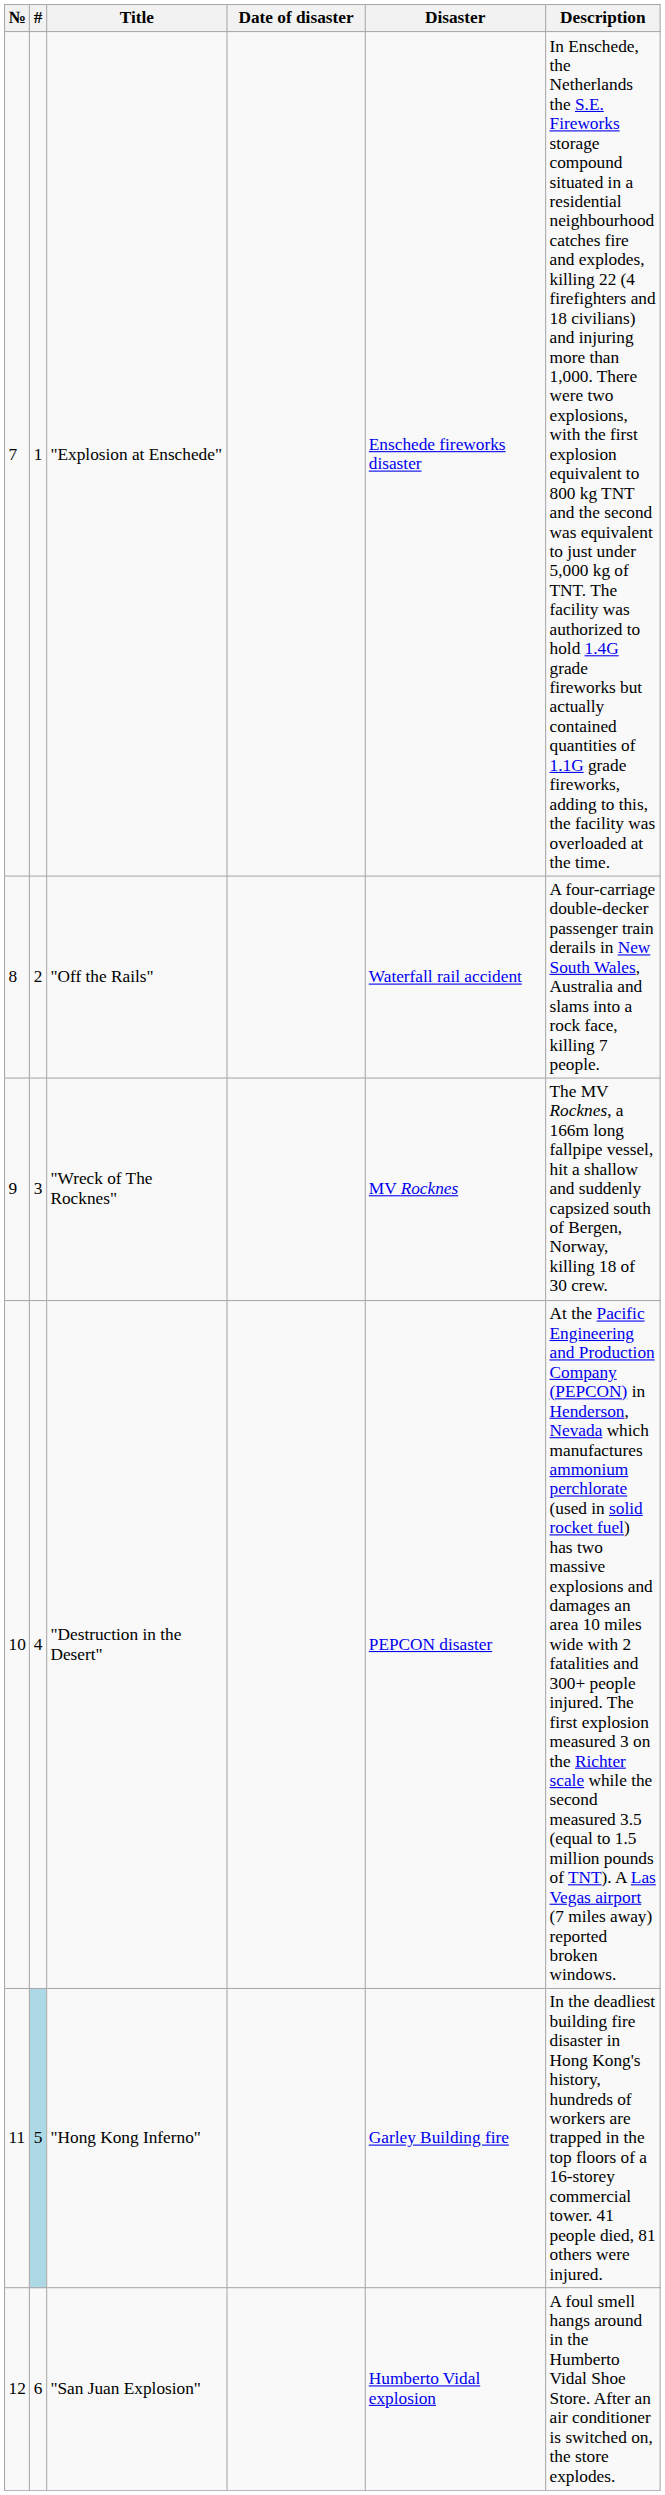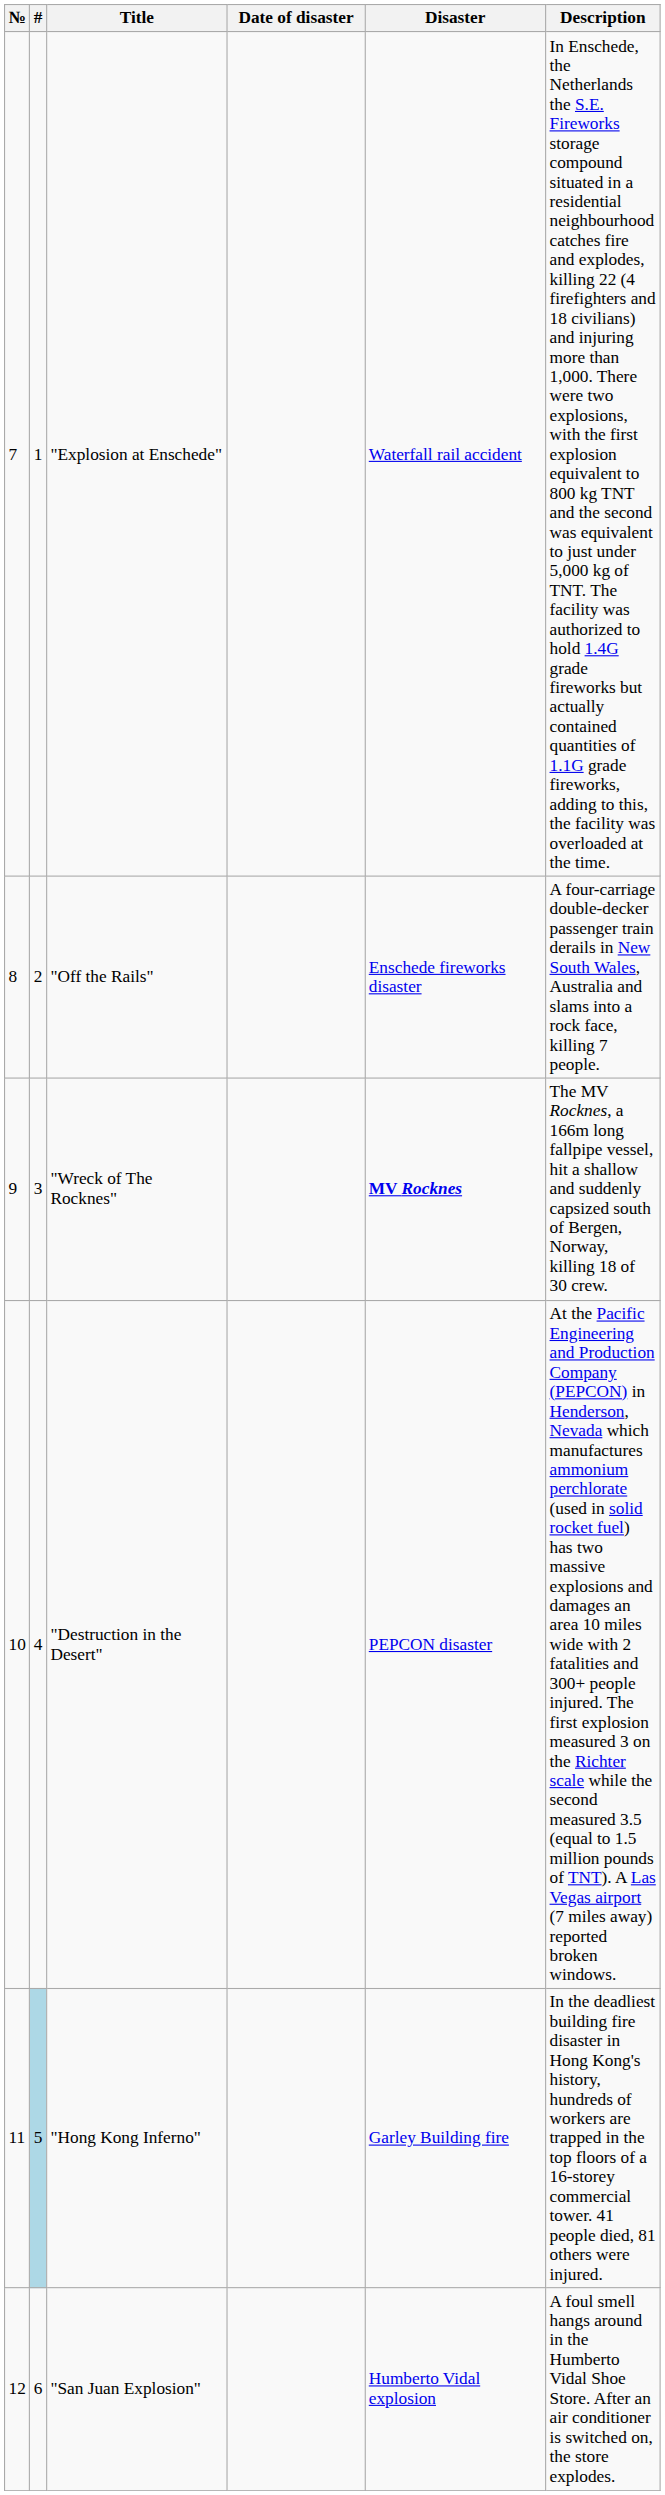(437, 453) Enschede fireworks disaster -> (445, 453) Waterfall rail accident
(445, 976) Waterfall rail accident -> (437, 976) Enschede fireworks disaster
(414, 1189) normal -> (415, 1189) bold
